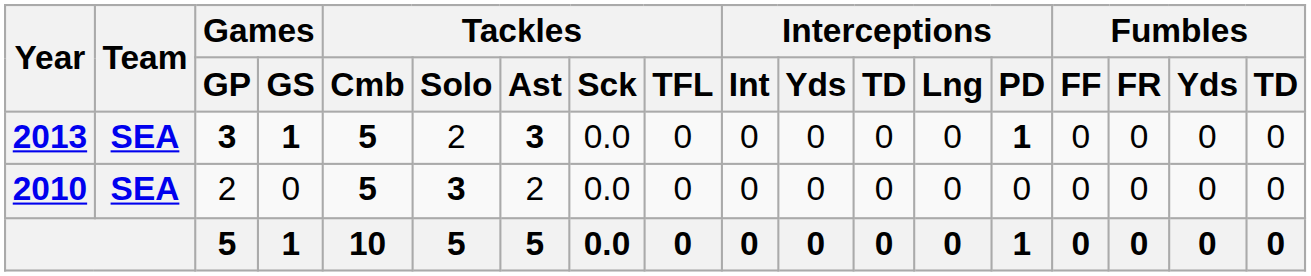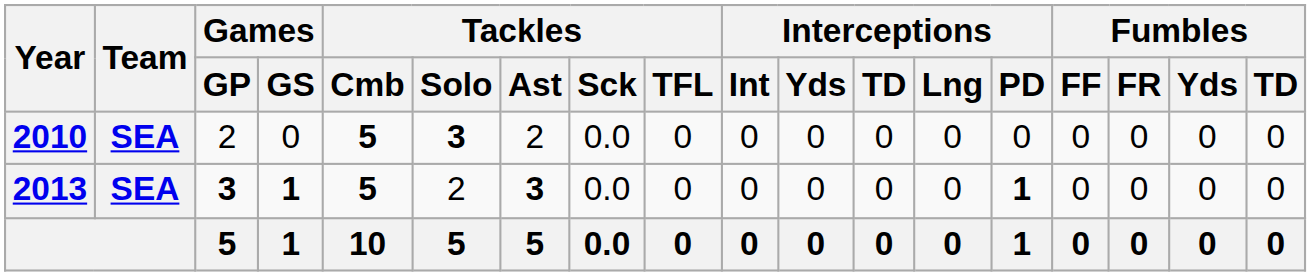rows swapped: (50, 190) <-> (50, 137)
